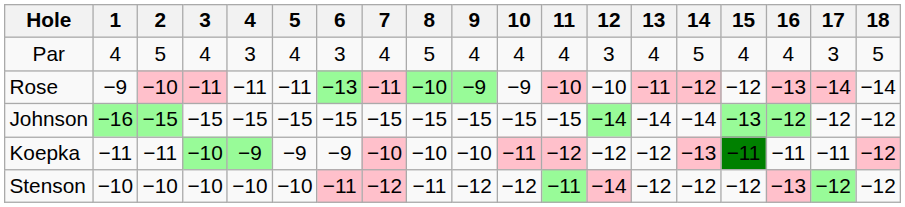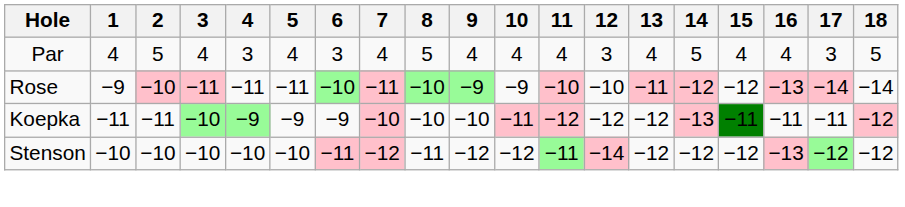(340, 86) −13 -> (337, 86) −10
- row: (49, 119)
